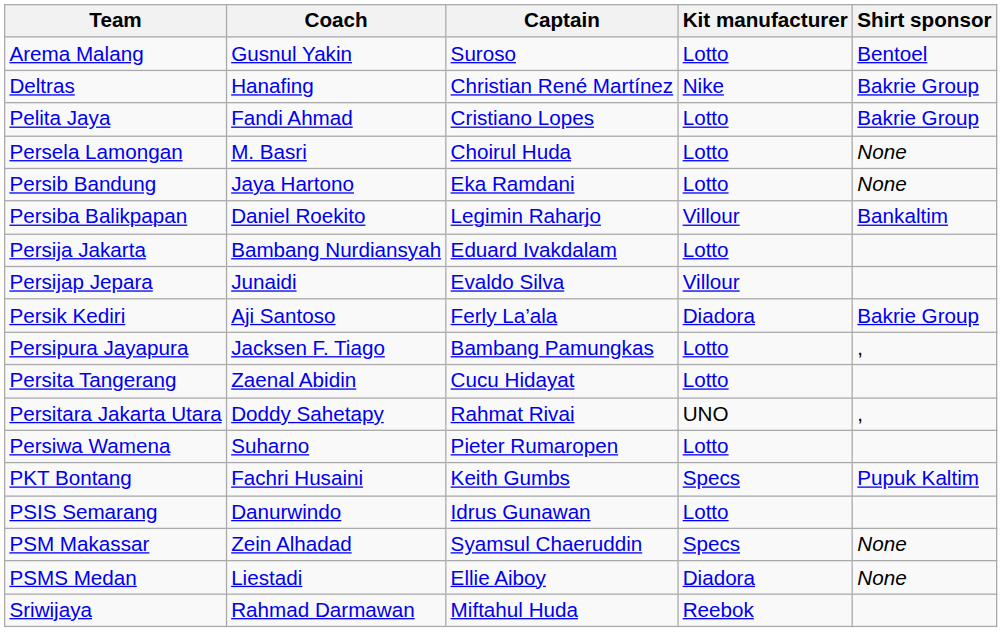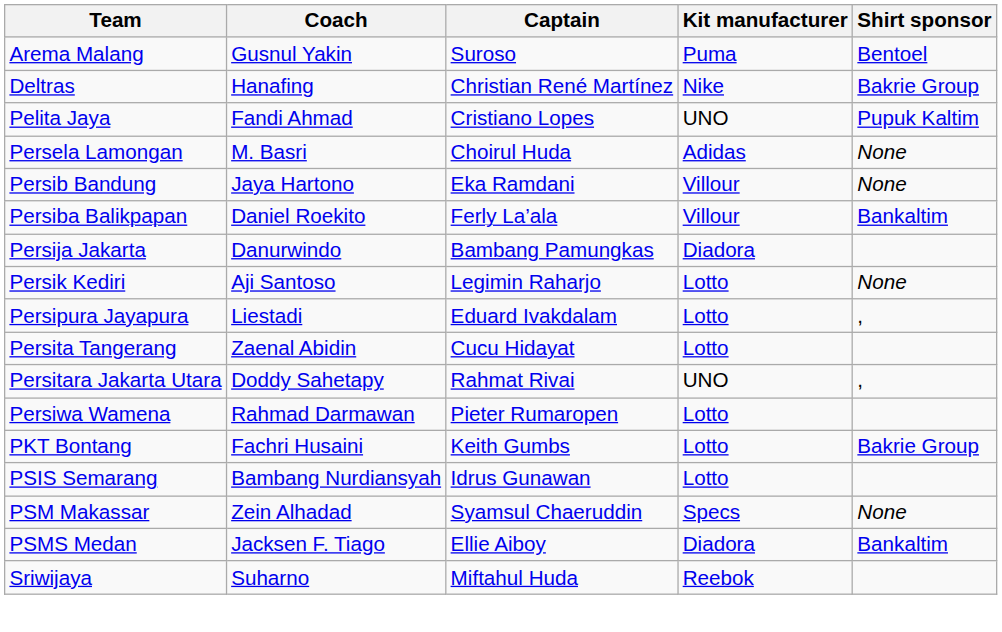(706, 53) Lotto -> (710, 53) Puma
(706, 119) Lotto -> (706, 119) UNO
(918, 119) Bakrie Group -> (918, 119) Pupuk Kaltim
(706, 151) Lotto -> (714, 151) Adidas
(706, 184) Lotto -> (711, 184) Villour
(526, 217) Legimin Raharjo -> (504, 217) Ferly La’ala
(336, 250) Bambang Nurdiansyah -> (286, 250) Danurwindo
(534, 250) Eduard Ivakdalam -> (552, 250) Bambang Pamungkas
(706, 250) Lotto -> (719, 250) Diadora
- row: (81, 282)
(504, 315) Ferly La’ala -> (526, 282) Legimin Raharjo
(719, 315) Diadora -> (706, 282) Lotto
(918, 315) Bakrie Group -> (882, 282) None
(308, 348) Jacksen F. Tiago -> (267, 315) Liestadi
(552, 348) Bambang Pamungkas -> (534, 315) Eduard Ivakdalam
(270, 446) Suharno -> (323, 413) Rahmad Darmawan
(711, 479) Specs -> (706, 446) Lotto
(918, 479) Pupuk Kaltim -> (918, 446) Bakrie Group
(286, 511) Danurwindo -> (336, 479) Bambang Nurdiansyah
(267, 577) Liestadi -> (308, 544) Jacksen F. Tiago
(882, 577) None -> (903, 544) Bankaltim
(323, 610) Rahmad Darmawan -> (270, 577) Suharno
